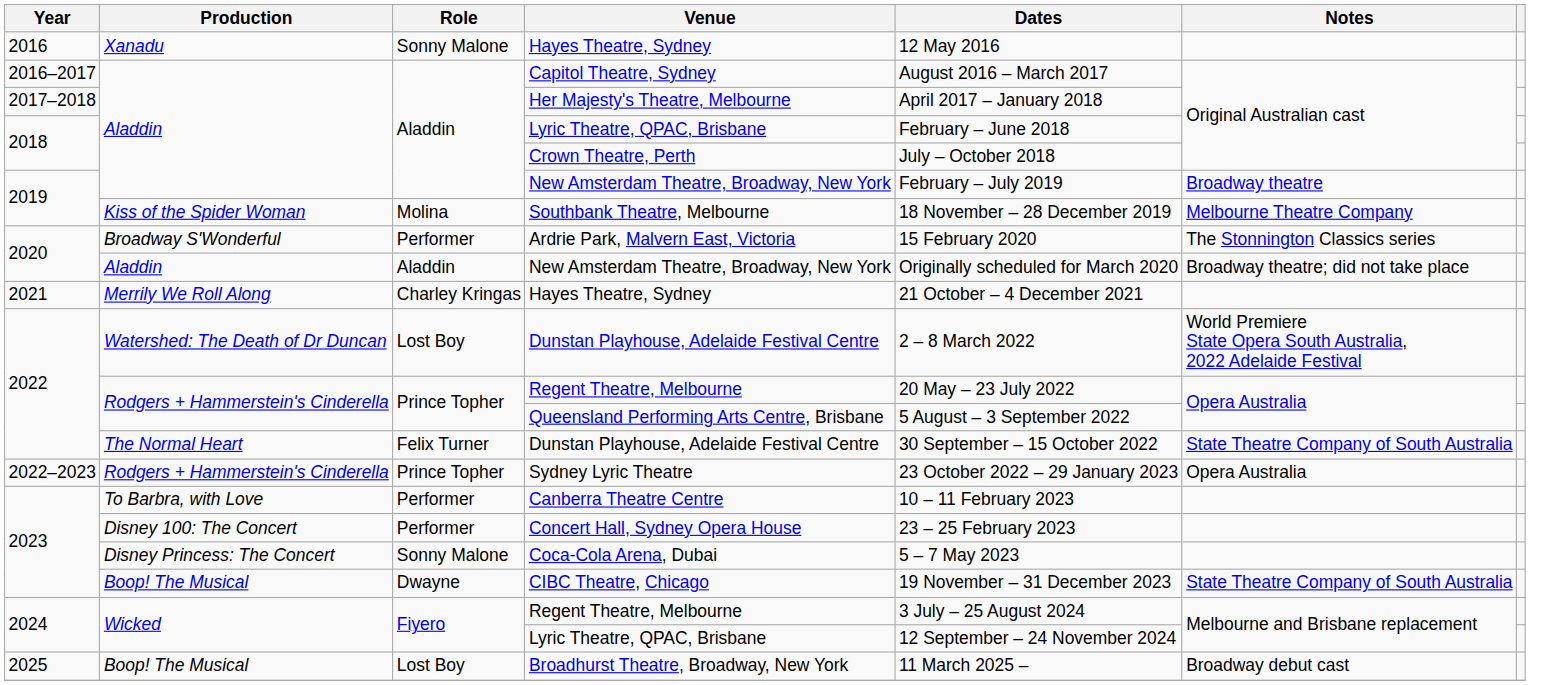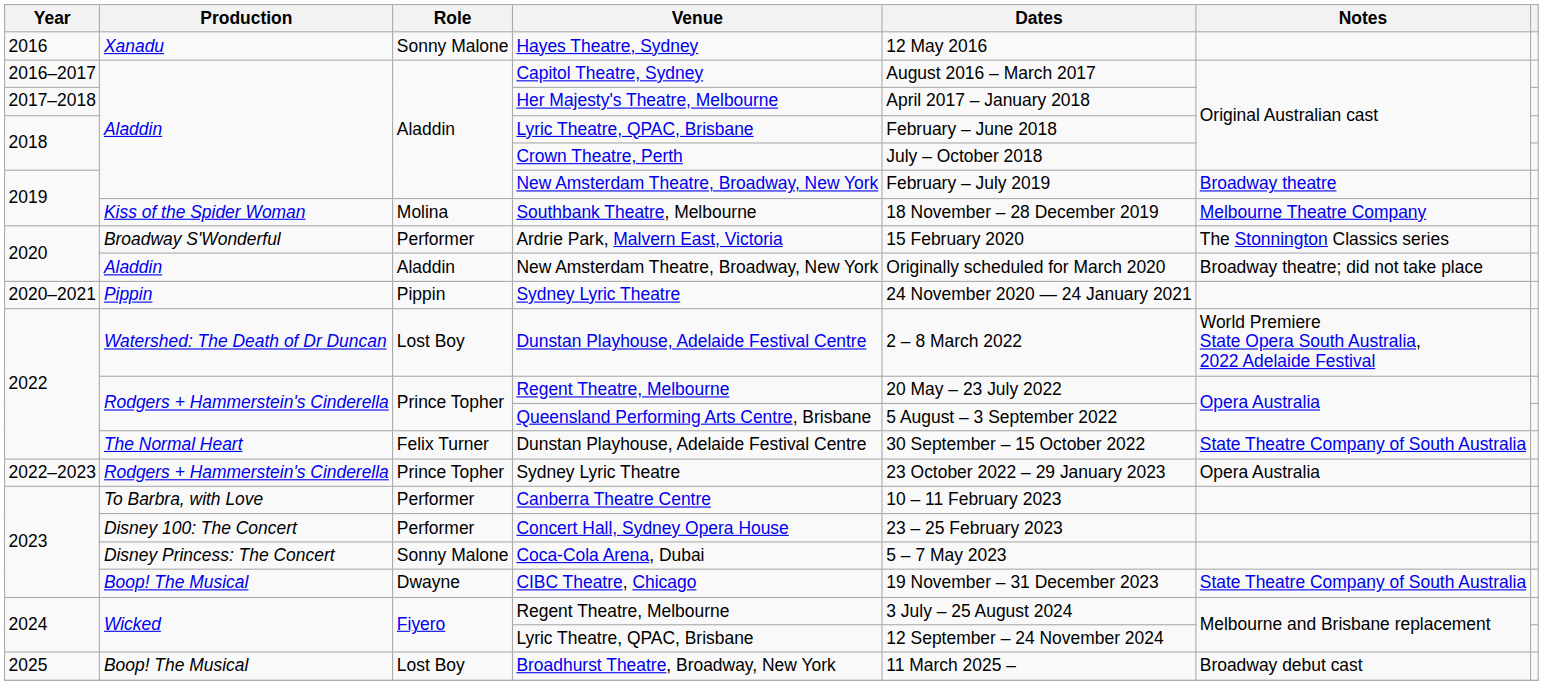+ row: (128, 294)
- row: (187, 294)
